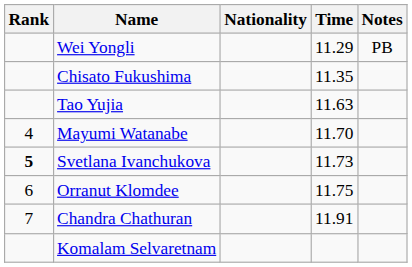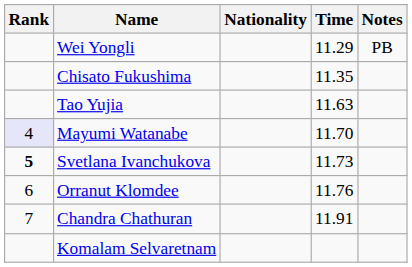(29, 133) no background -> (29, 133) lavender background
(334, 190) 11.75 -> (334, 190) 11.76
